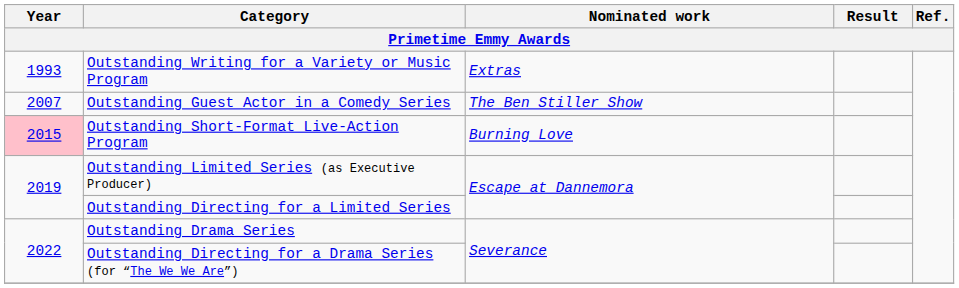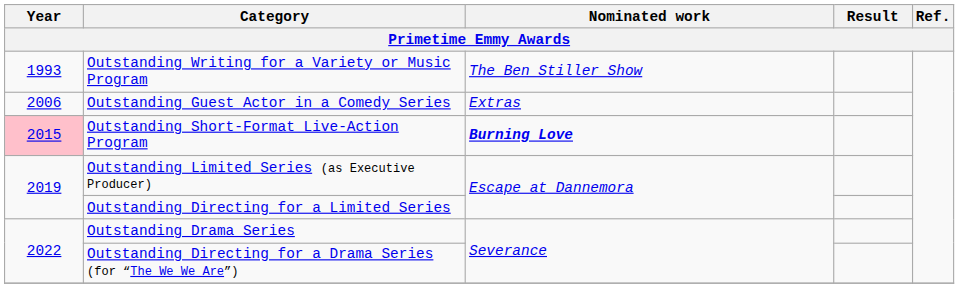(495, 72) Extras -> (556, 72) The Ben Stiller Show
(44, 104) 2007 -> (44, 104) 2006
(556, 104) The Ben Stiller Show -> (495, 104) Extras
(521, 135) normal -> (521, 135) bold
